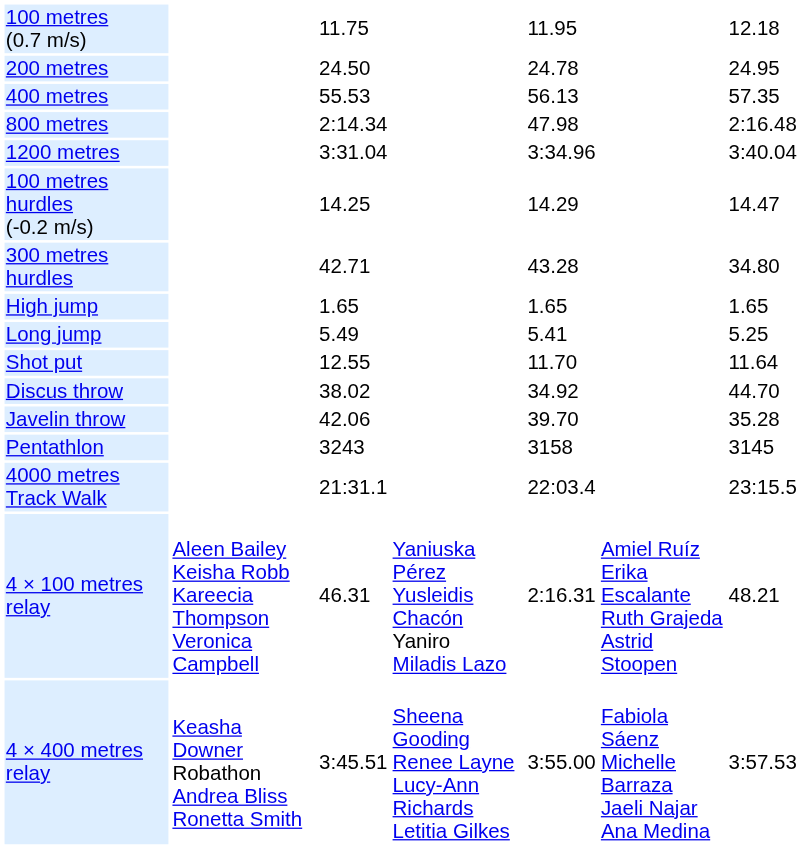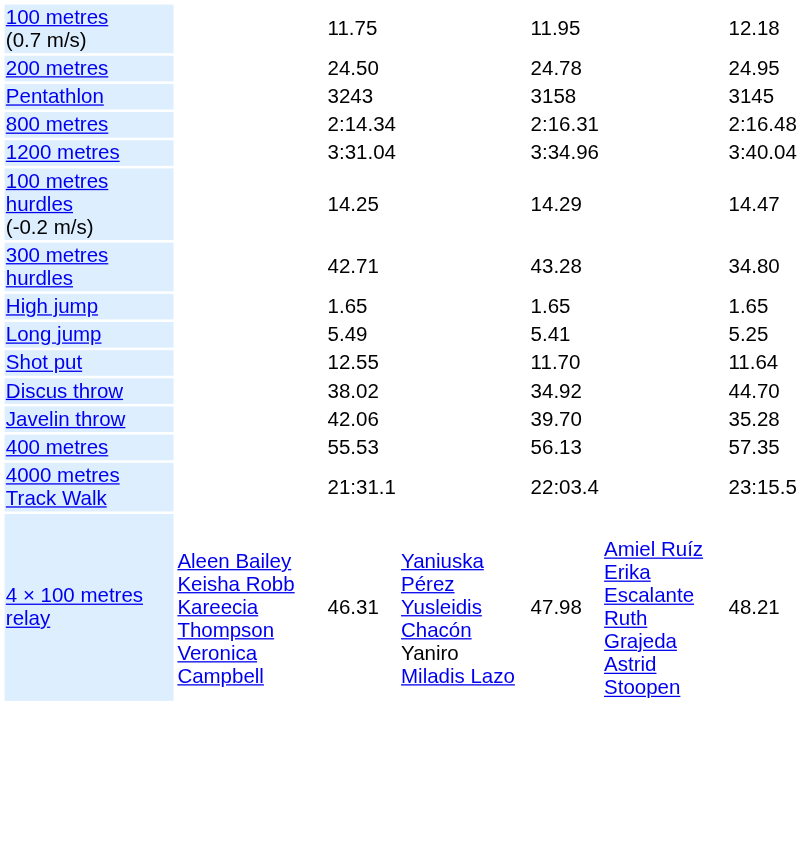rows swapped: (57, 96) <-> (55, 447)
(553, 124) 47.98 -> (565, 124) 2:16.31
(562, 595) 2:16.31 -> (556, 607) 47.98
- row: (74, 762)
